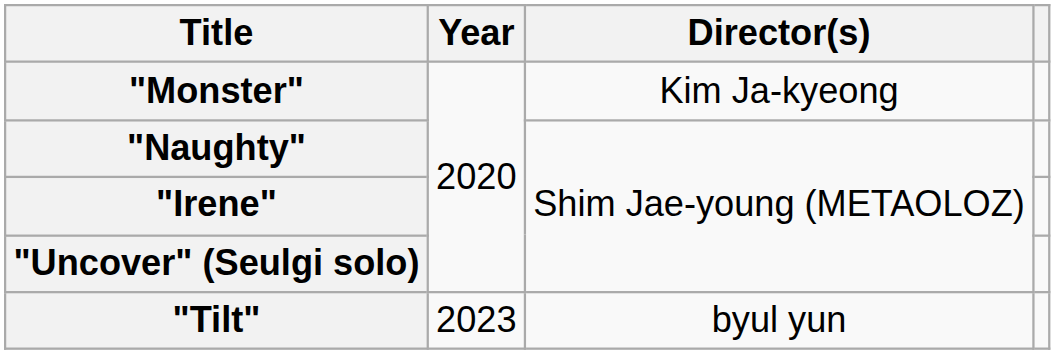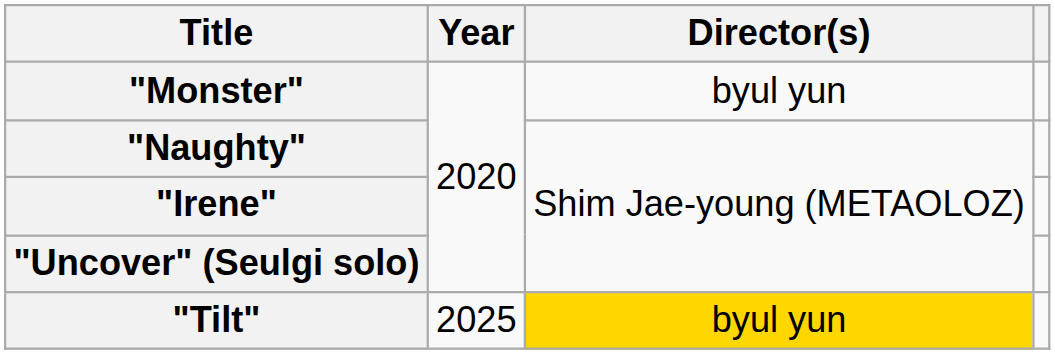(779, 90) Kim Ja-kyeong -> (779, 90) byul yun
(476, 319) 2023 -> (476, 319) 2025
(779, 319) no background -> (779, 319) gold background
